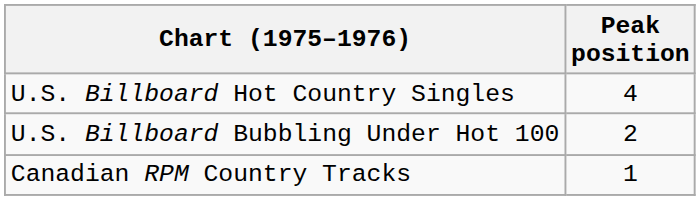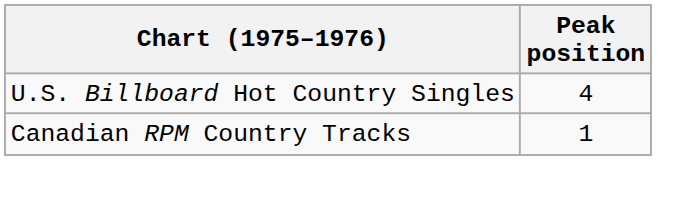- row: (285, 134)
